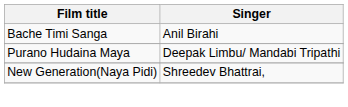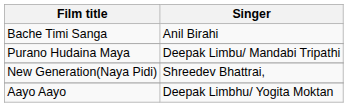+ row: (37, 92)
